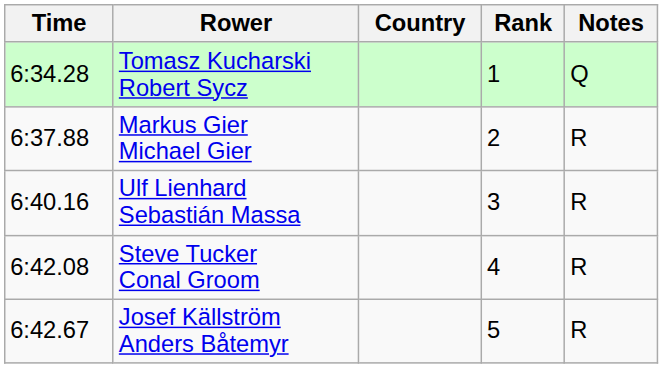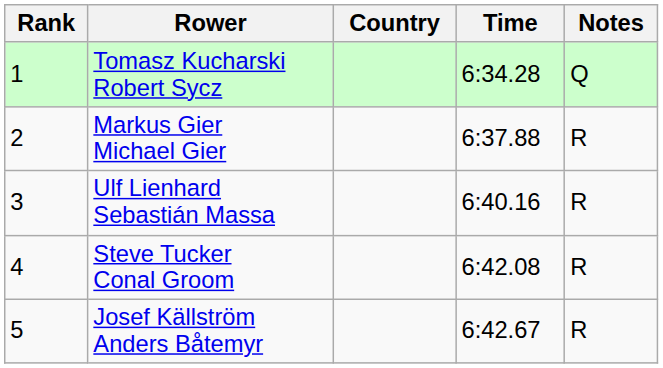columns swapped: (523, 23) <-> (59, 23)
